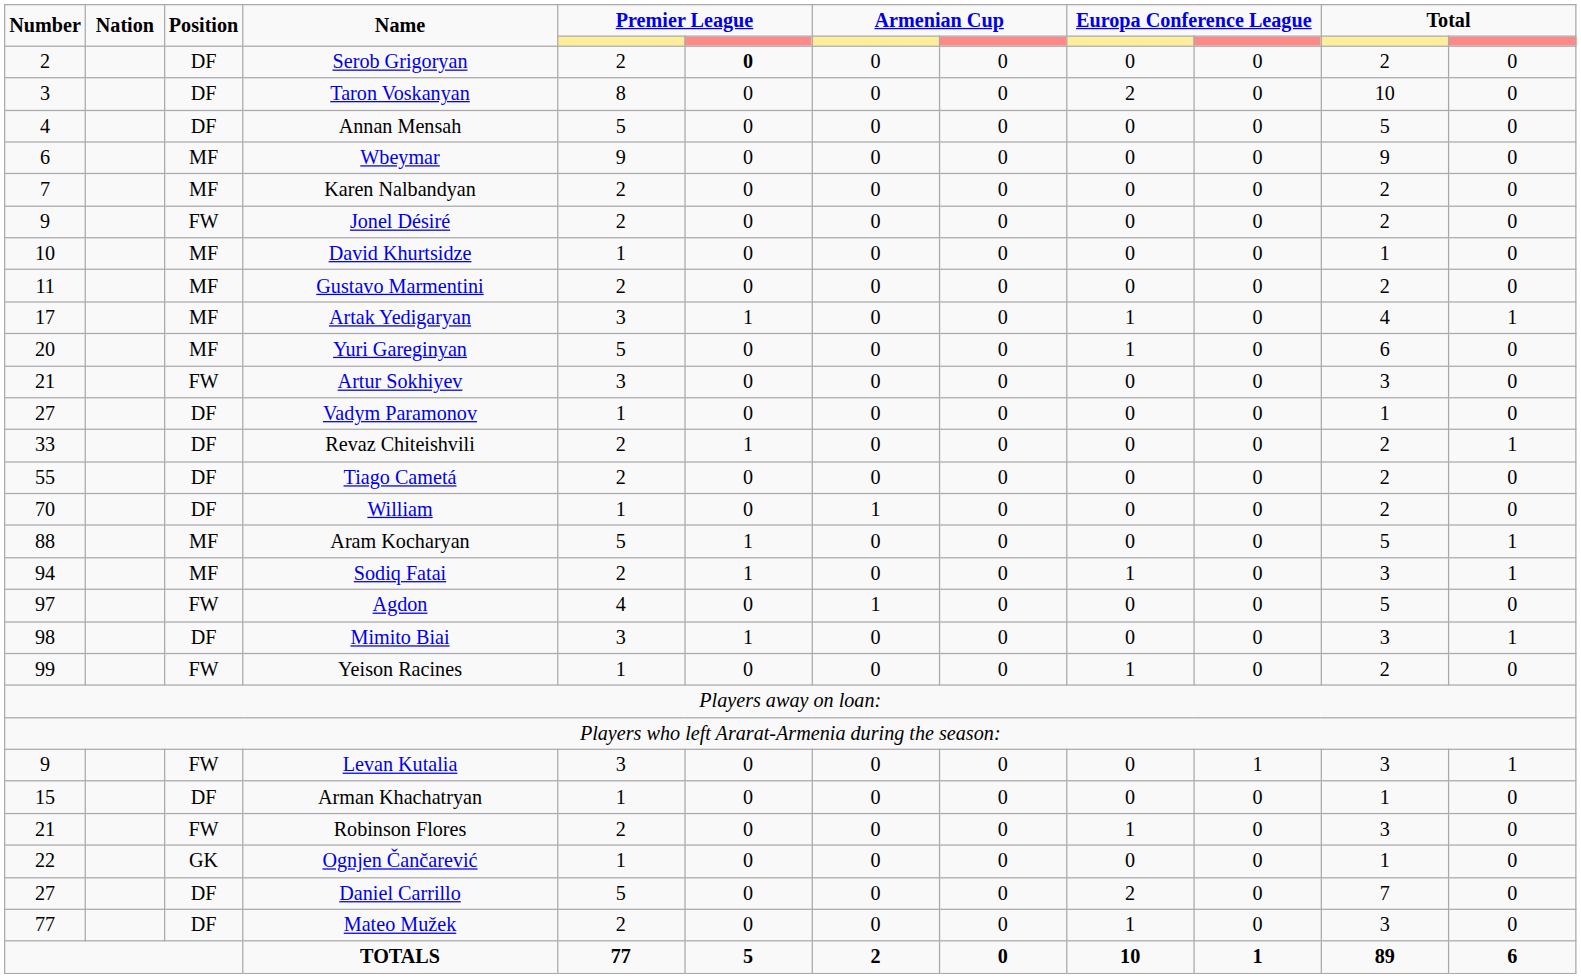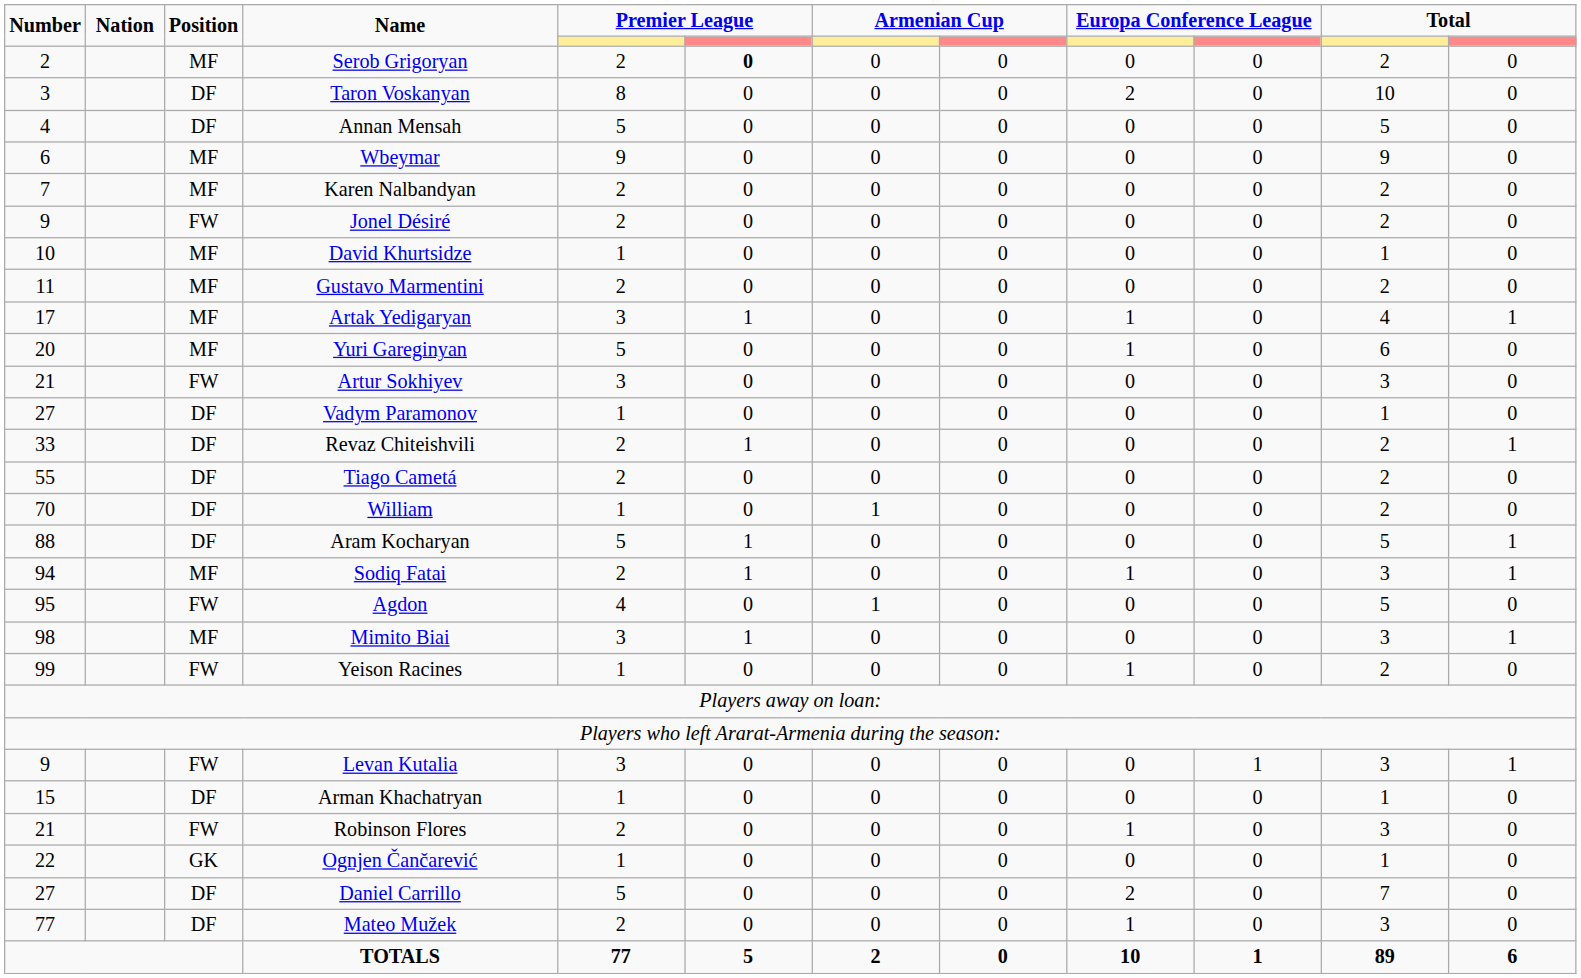(204, 61) DF -> (204, 61) MF
(204, 541) MF -> (204, 541) DF
(45, 605) 97 -> (45, 605) 95
(204, 637) DF -> (204, 637) MF
